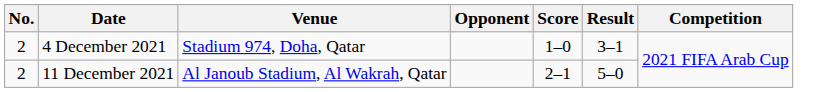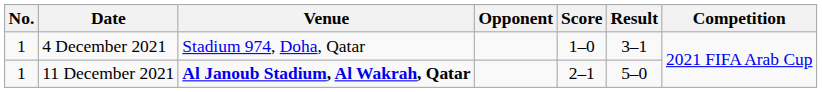(21, 45) 2 -> (21, 45) 1
(21, 73) 2 -> (21, 73) 1
(314, 73) normal -> (326, 73) bold
